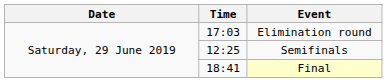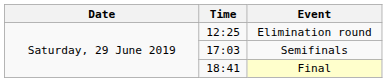(223, 32) 17:03 -> (223, 32) 12:25
(223, 50) 12:25 -> (223, 50) 17:03
